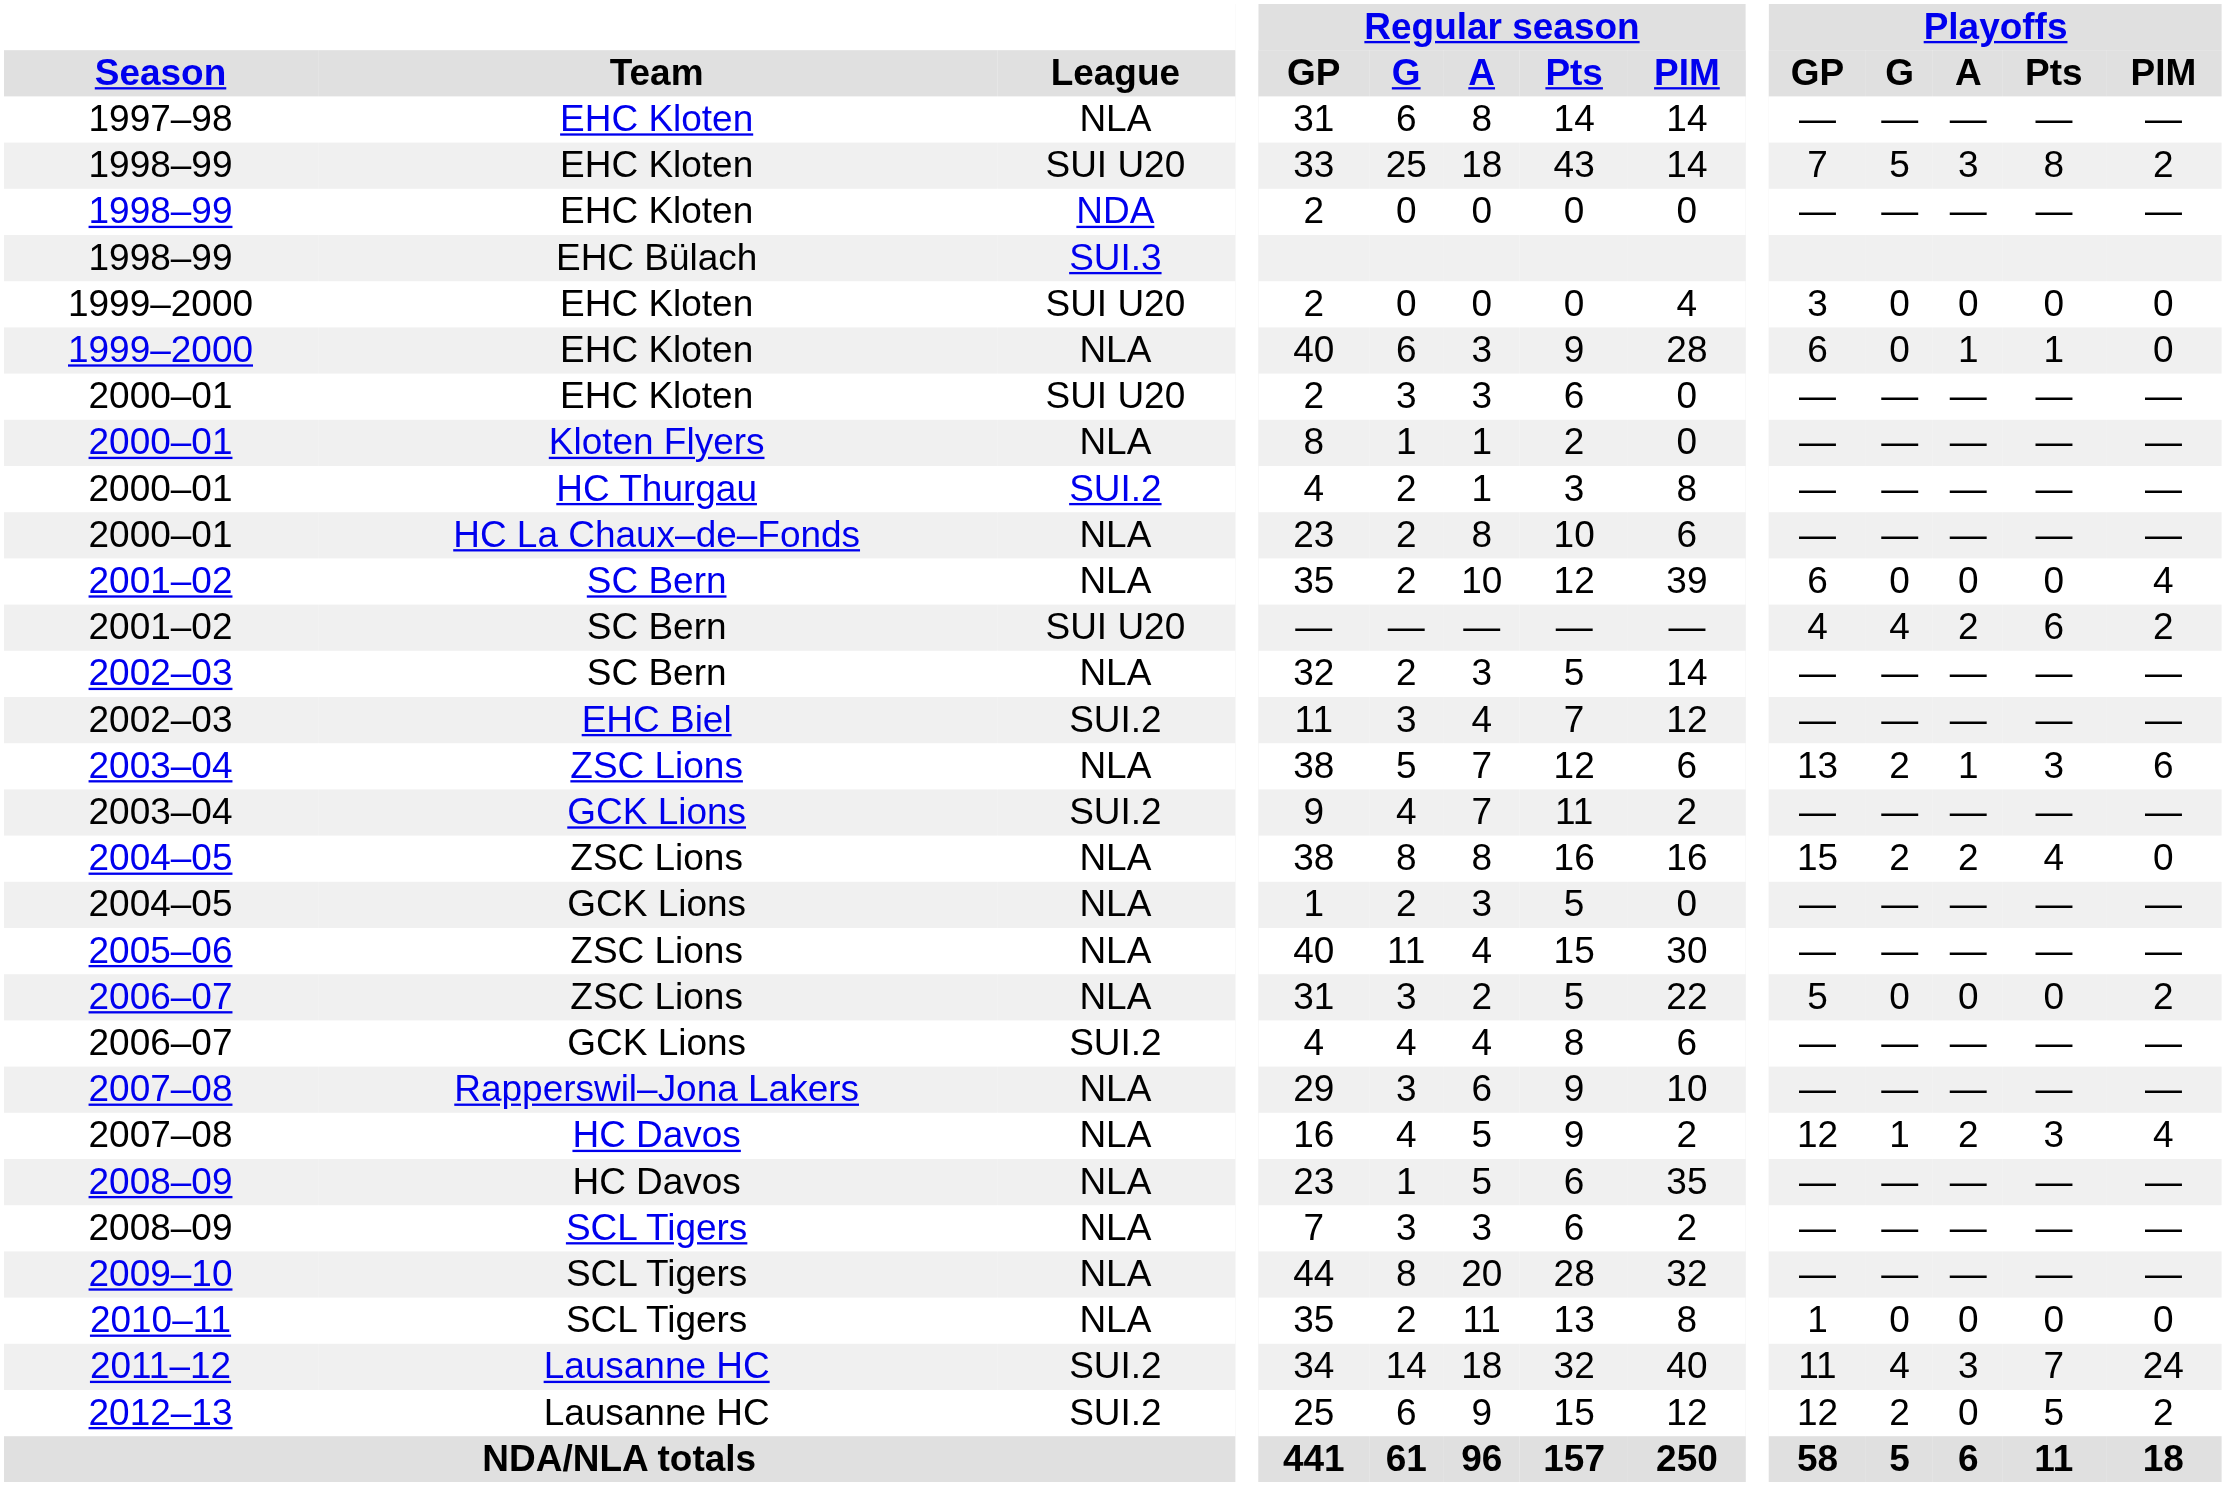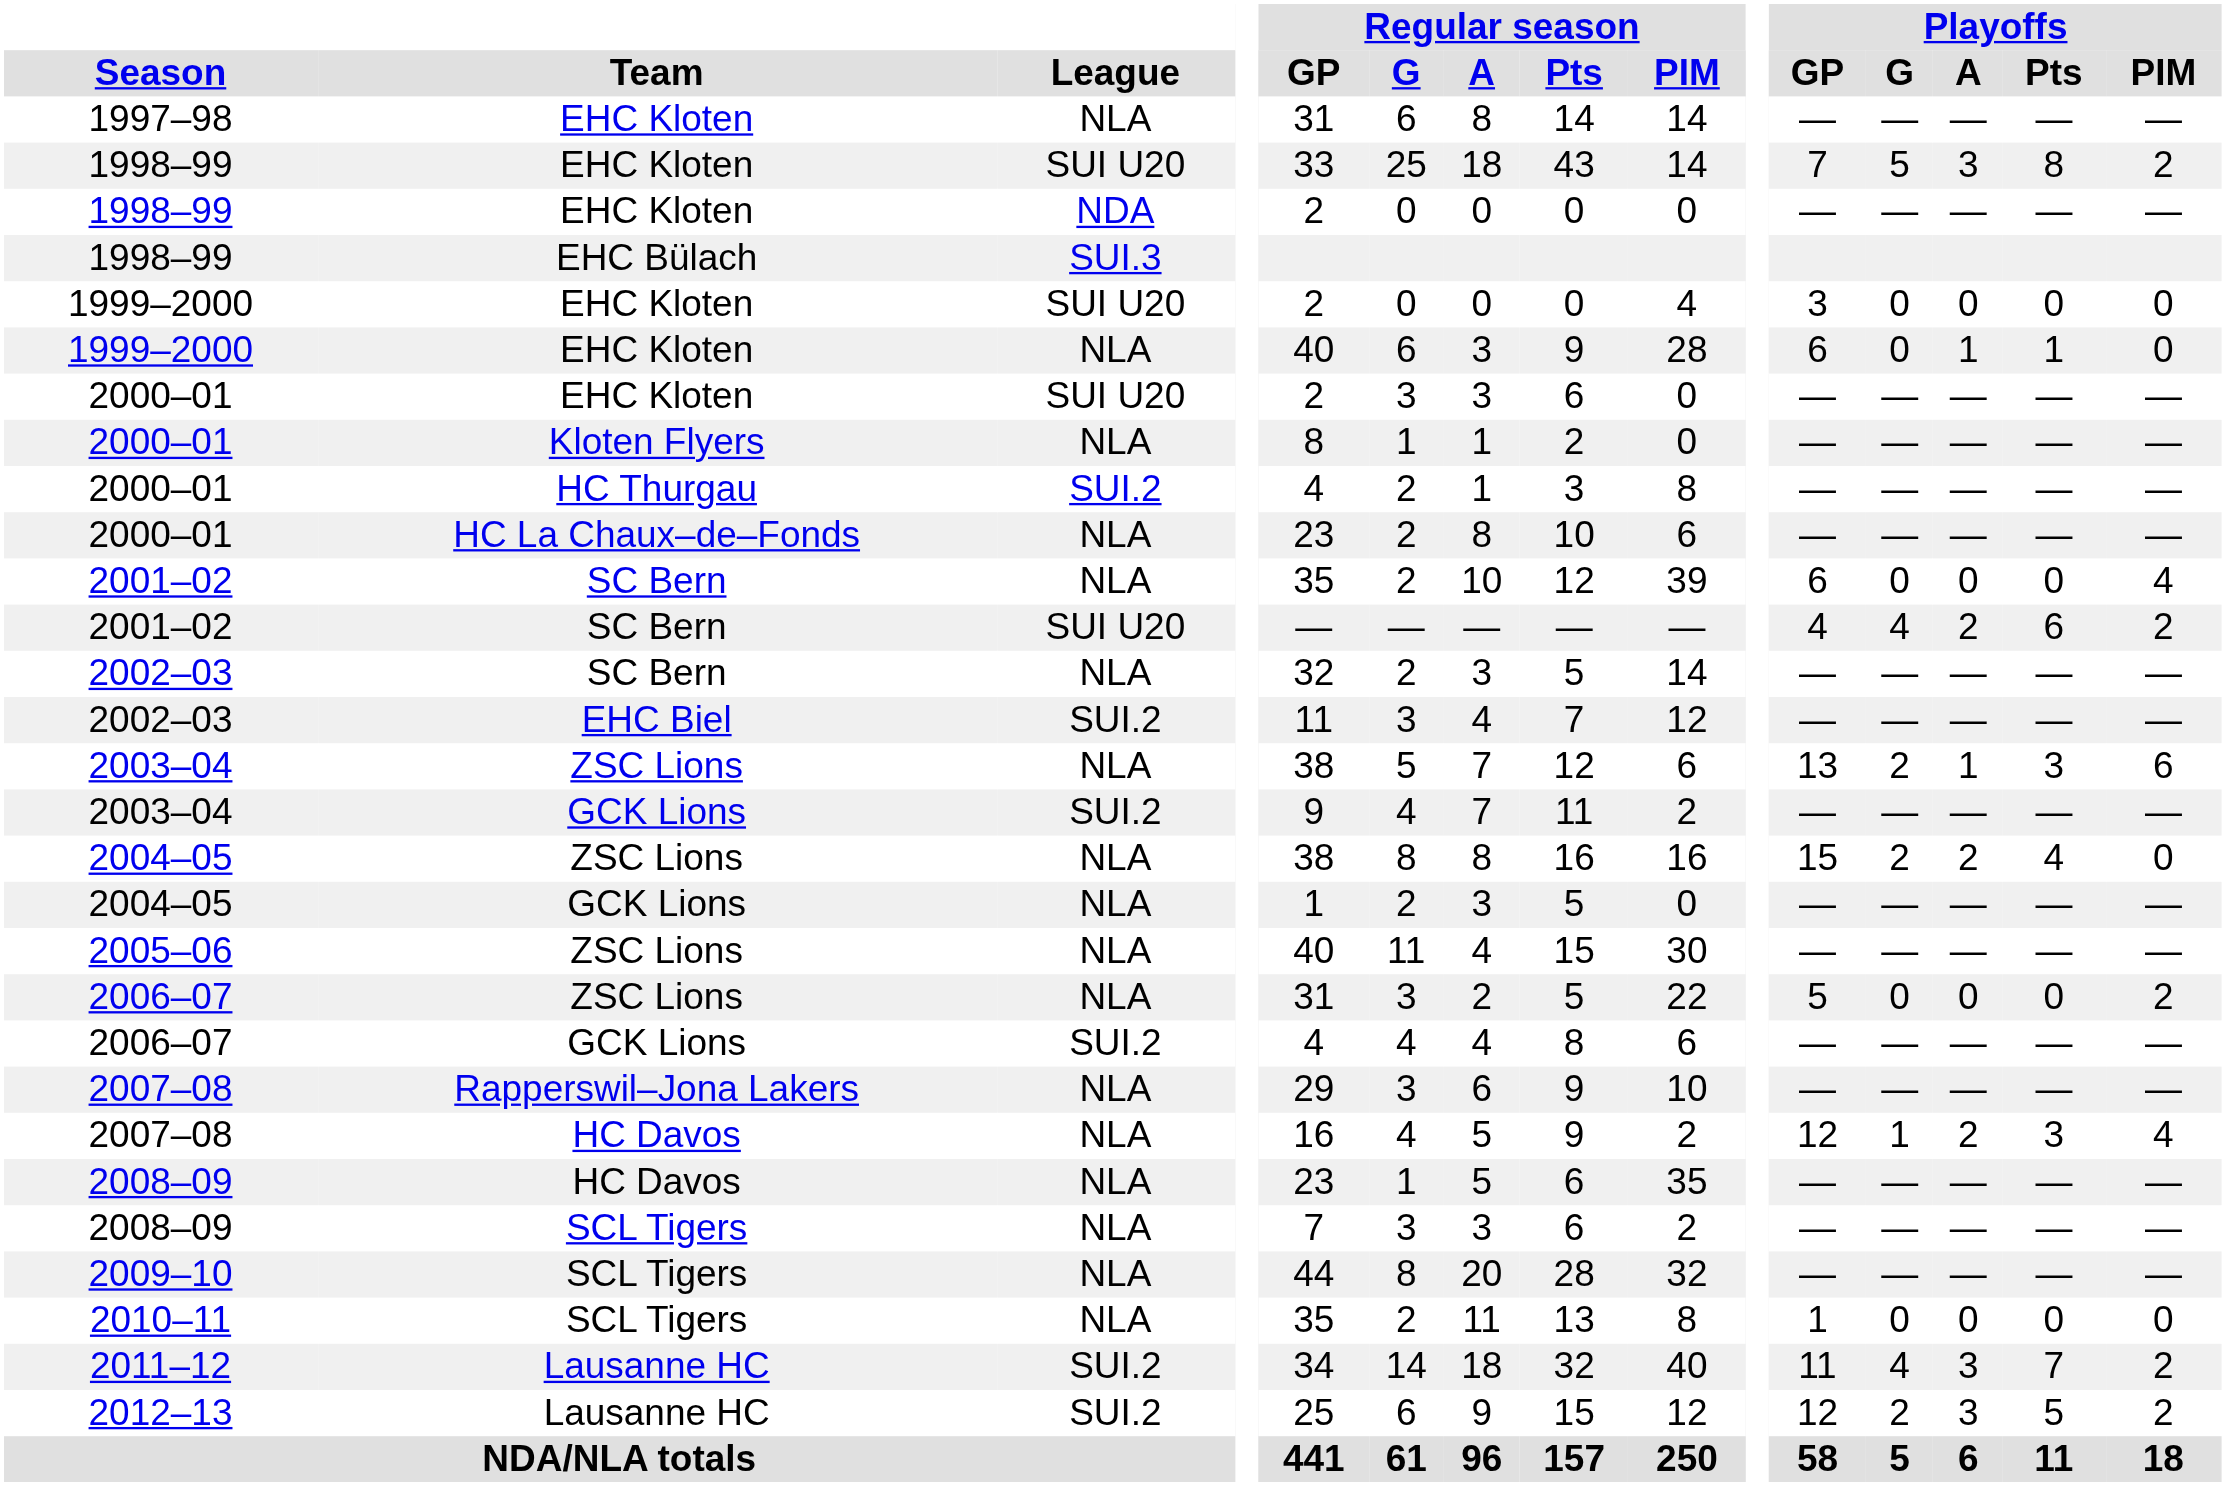(2163, 1366) 24 -> (2163, 1366) 2
(1968, 1412) 0 -> (1968, 1412) 3
